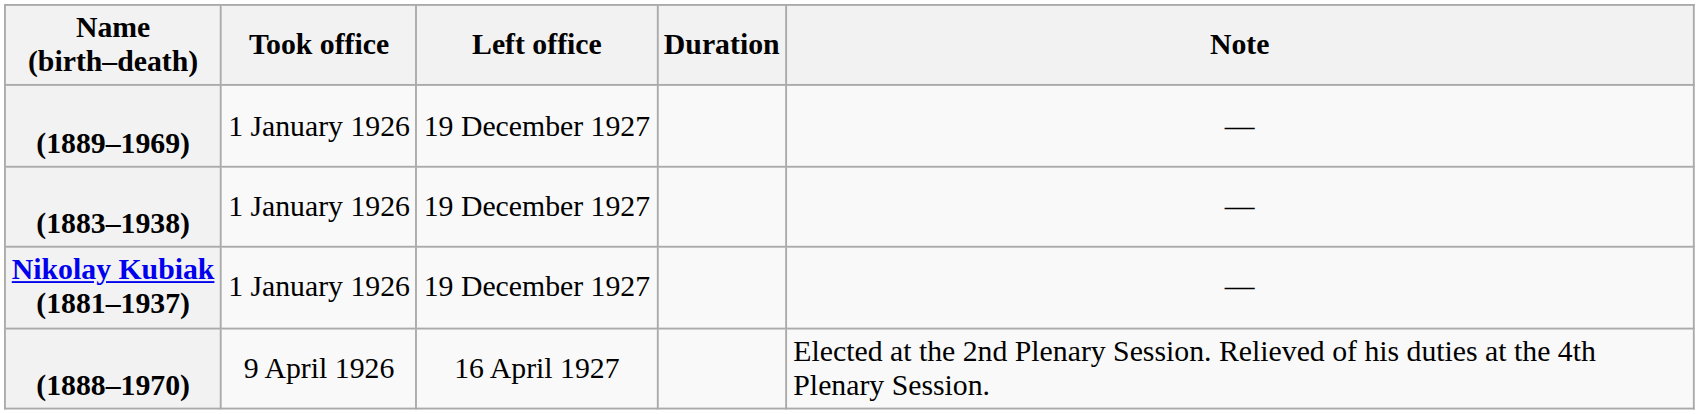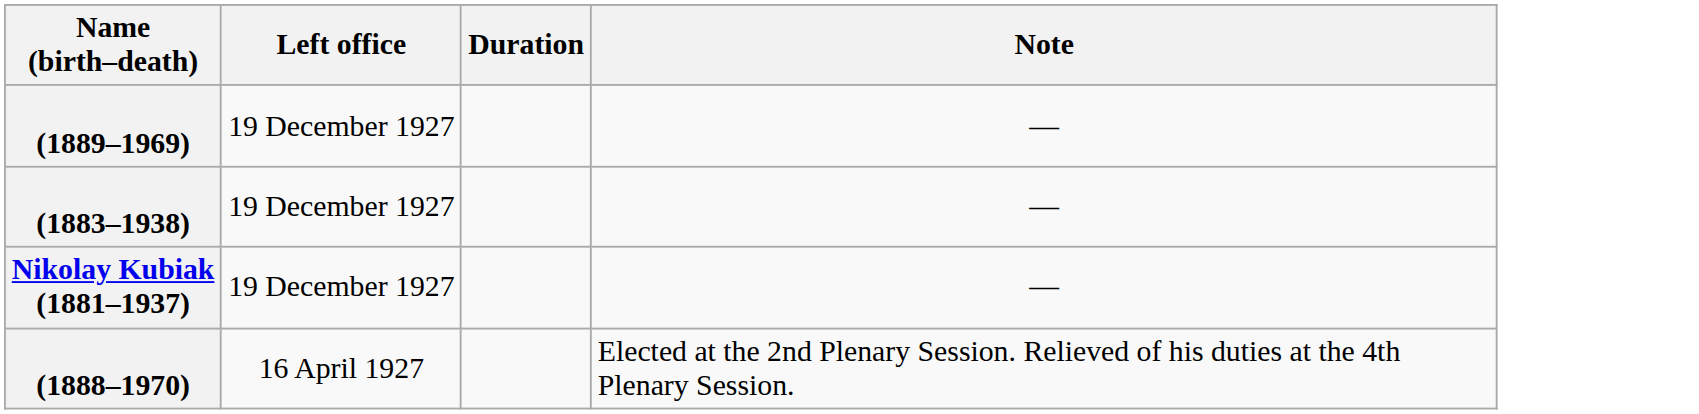- column: (319, 44)
